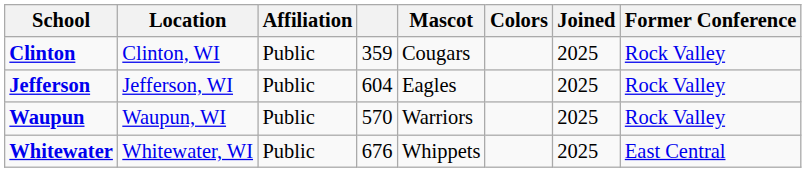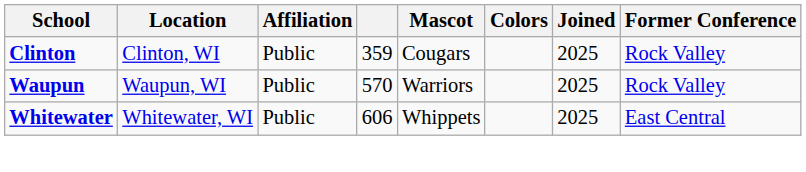- row: (50, 85)
(377, 150) 676 -> (377, 118) 606
